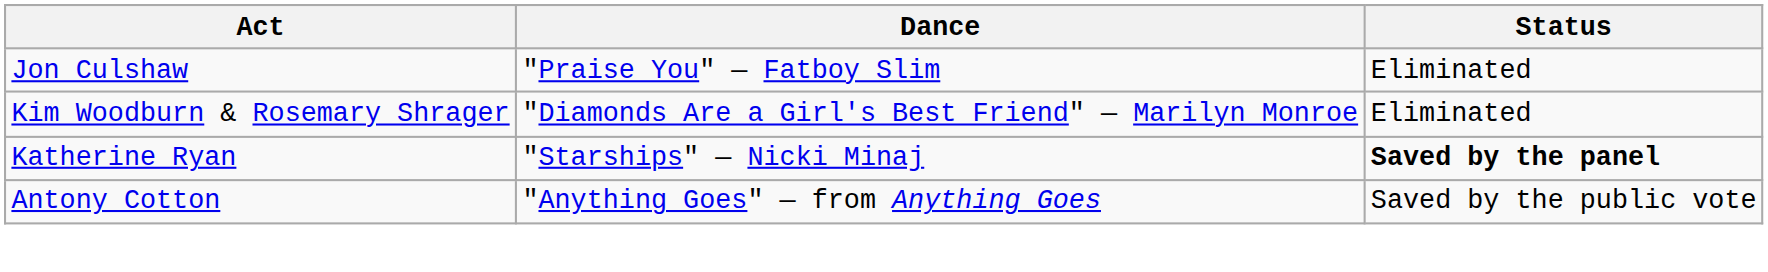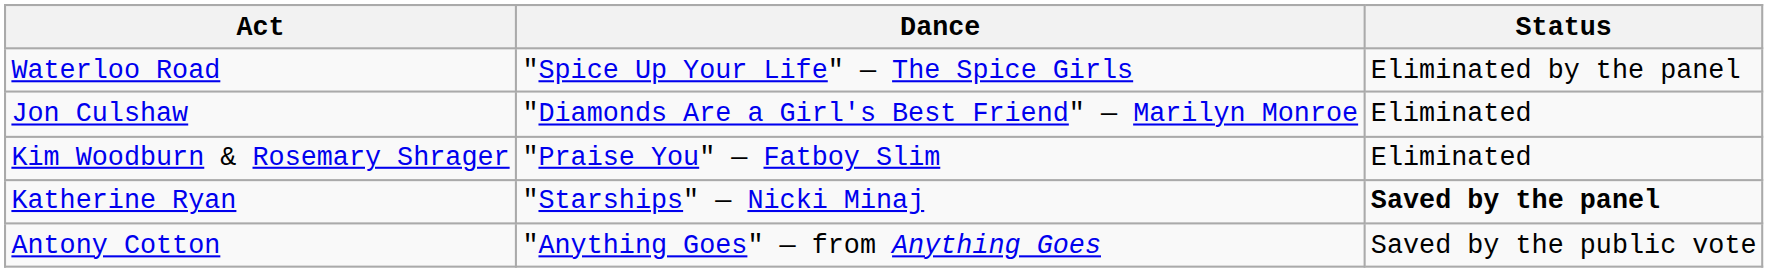+ row: (116, 70)
(731, 70) "Praise You" — Fatboy Slim -> (940, 114) "Diamonds Are a Girl's Best Friend" — Marilyn Monroe
(940, 114) "Diamonds Are a Girl's Best Friend" — Marilyn Monroe -> (731, 158) "Praise You" — Fatboy Slim
